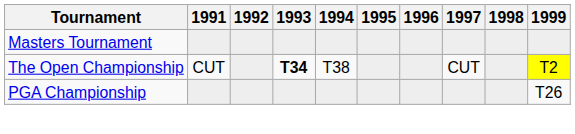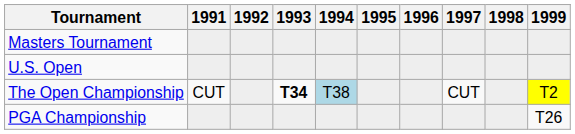+ row: (45, 67)
(336, 67) no background -> (336, 92) lightblue background
